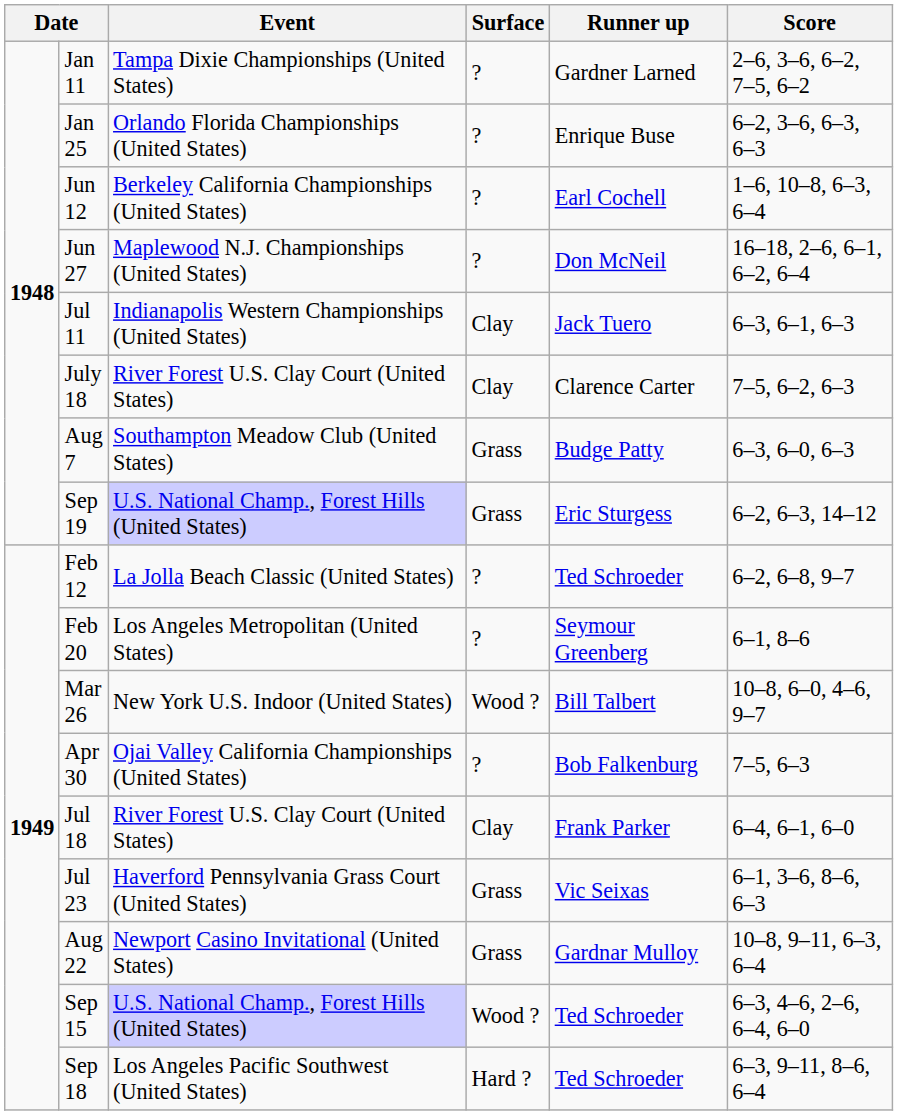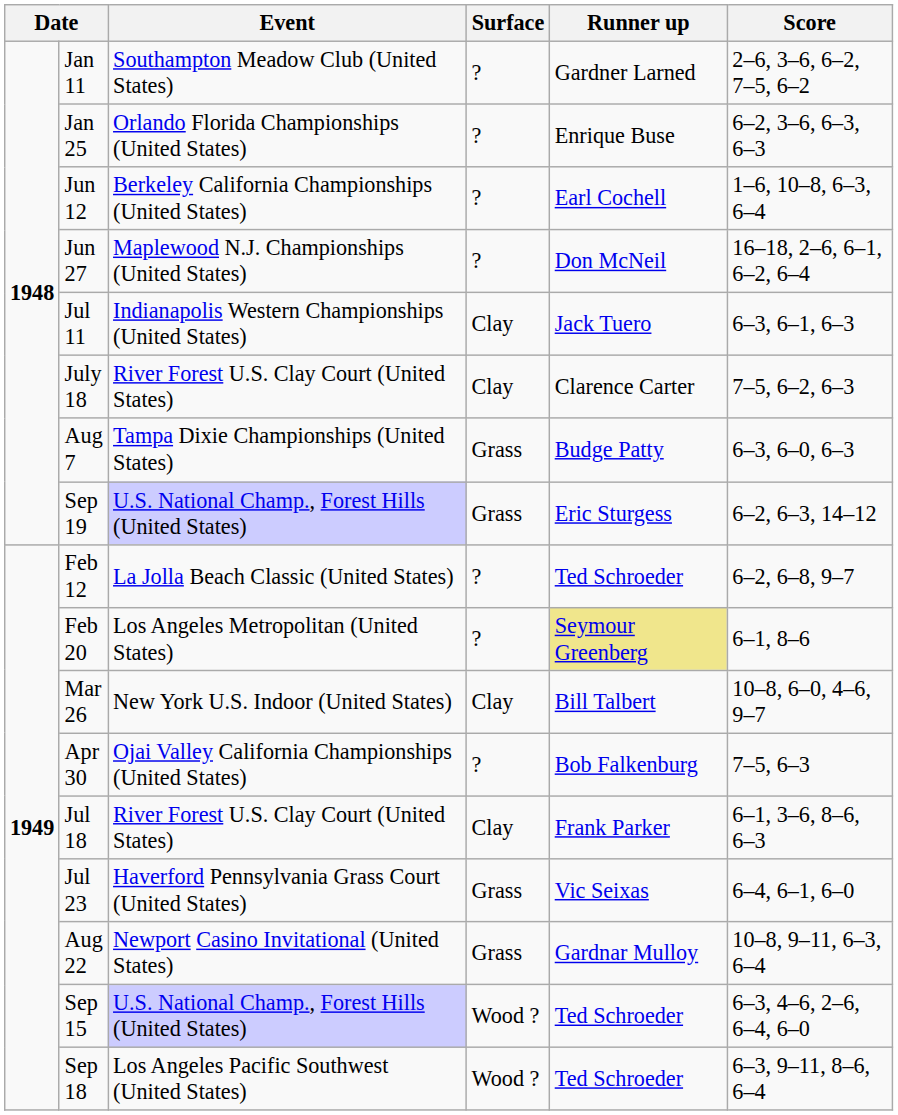(279, 72) Tampa Dixie Championships (United States) -> (275, 72) Southampton Meadow Club (United States)
(275, 449) Southampton Meadow Club (United States) -> (279, 449) Tampa Dixie Championships (United States)
(601, 638) no background -> (601, 638) khaki background
(505, 701) Wood ? -> (493, 701) Clay
(793, 827) 6–4, 6–1, 6–0 -> (796, 827) 6–1, 3–6, 8–6, 6–3
(796, 890) 6–1, 3–6, 8–6, 6–3 -> (793, 890) 6–4, 6–1, 6–0
(501, 1078) Hard ? -> (505, 1078) Wood ?
